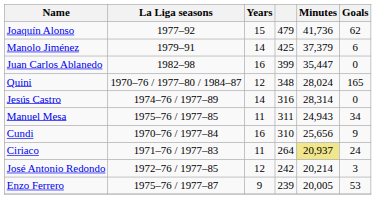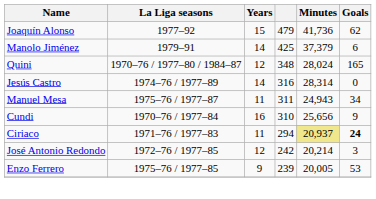- row: (55, 64)
(176, 116) 1975–76 / 1977–85 -> (176, 99) 1975–76 / 1977–87
(286, 151) 264 -> (286, 133) 294
(355, 151) normal -> (355, 133) bold
(176, 185) 1975–76 / 1977–87 -> (176, 168) 1975–76 / 1977–85
